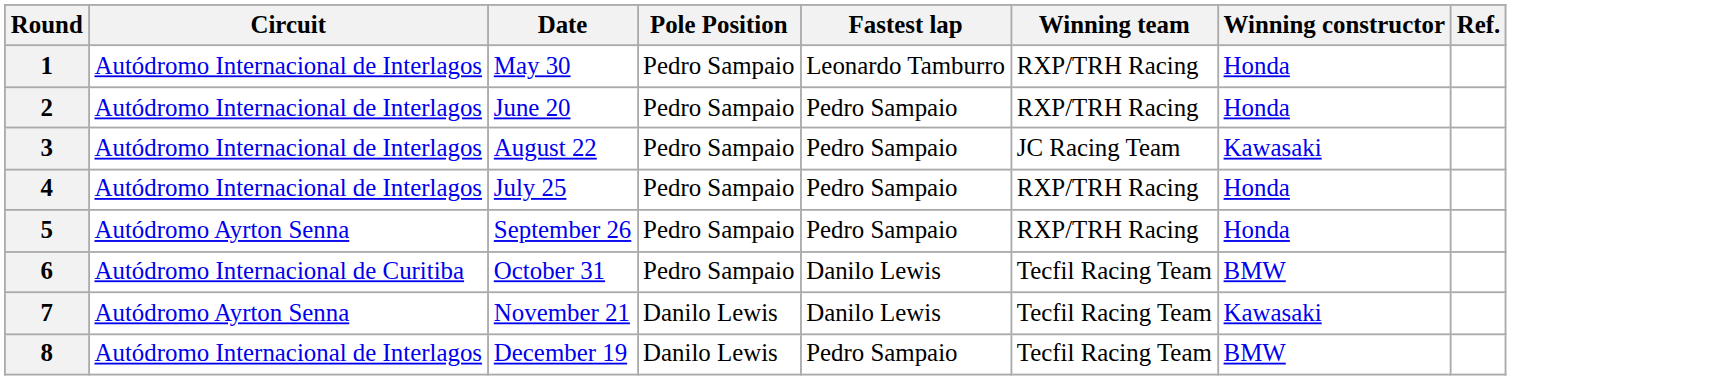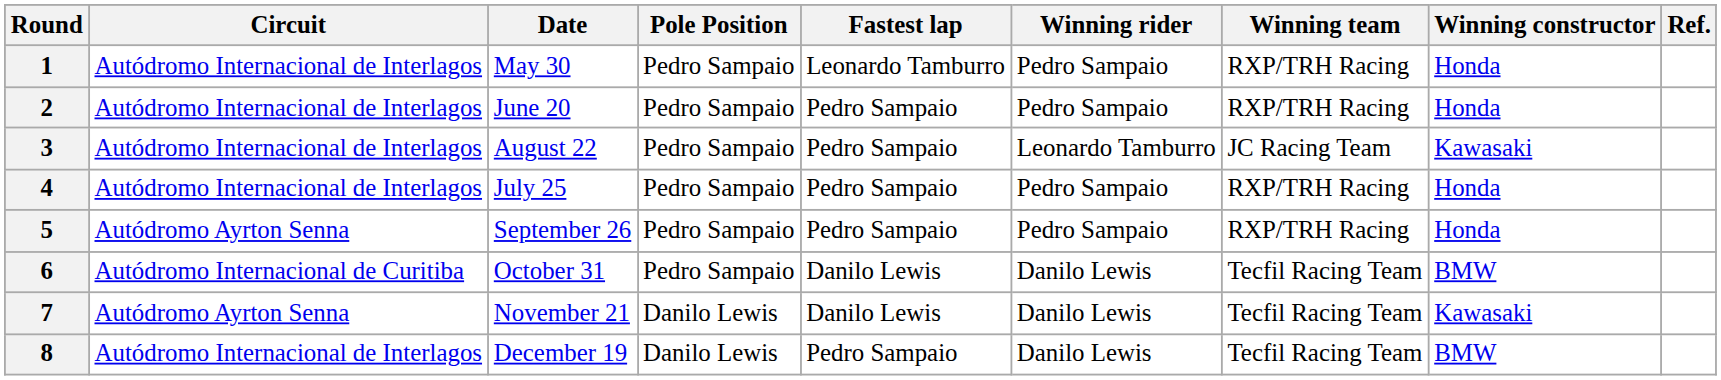+ column: (1116, 24)
